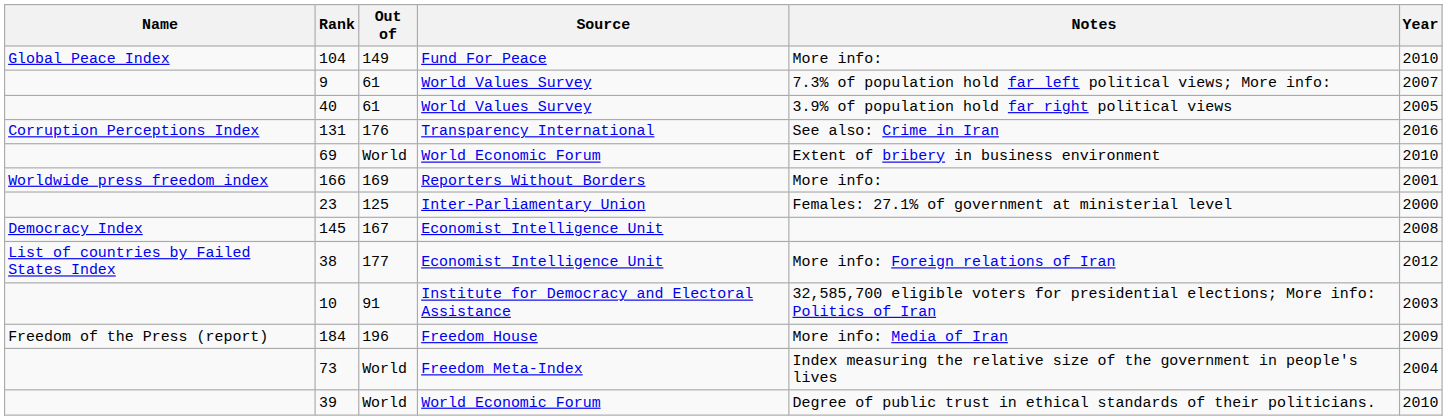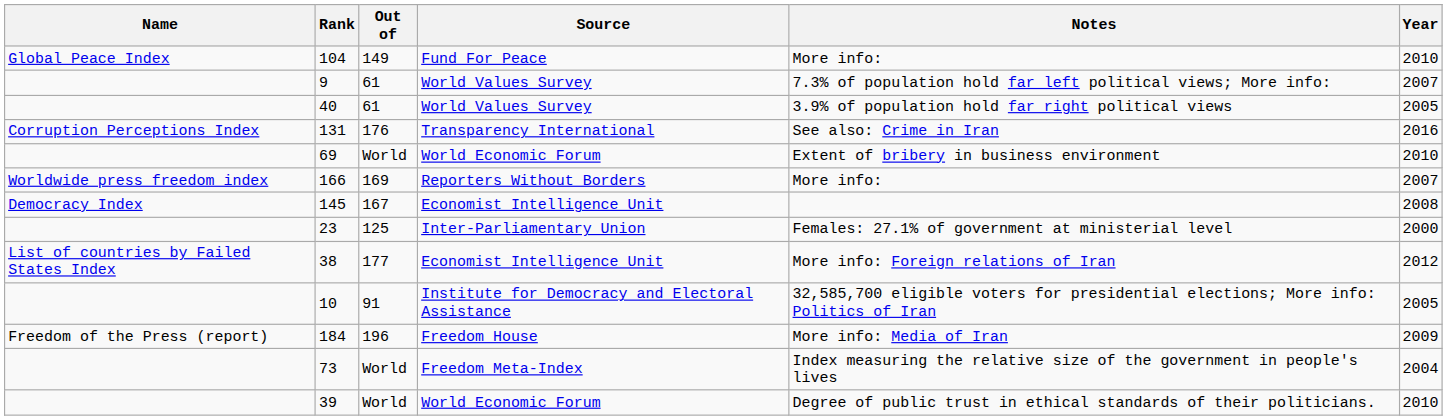(1421, 180) 2001 -> (1421, 180) 2007
rows swapped: (333, 229) <-> (328, 205)
(1421, 304) 2003 -> (1421, 304) 2005
